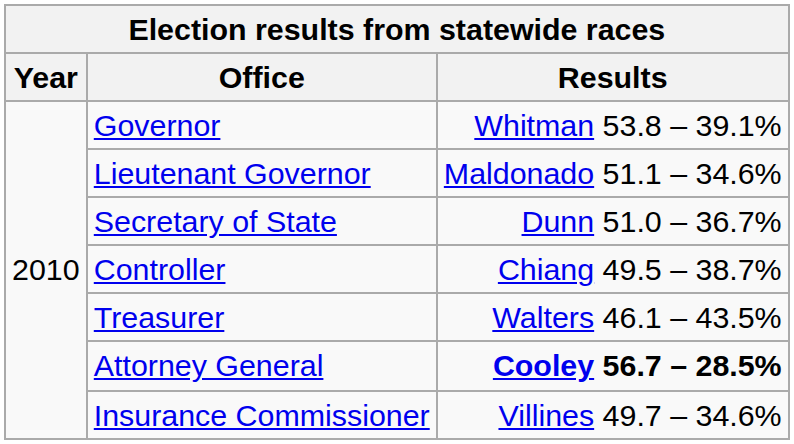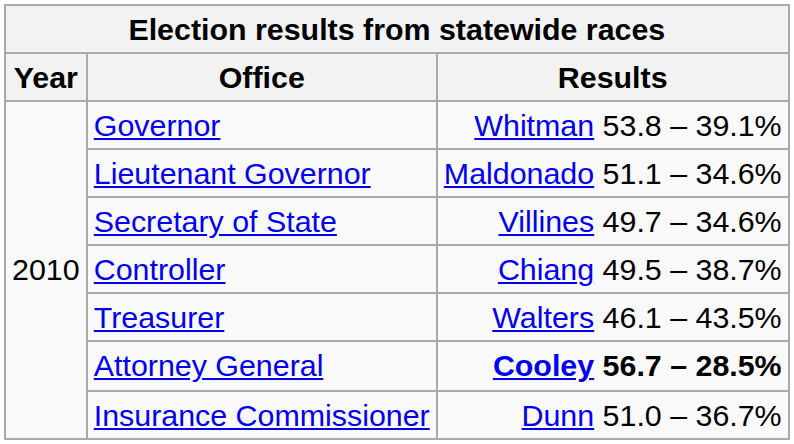(652, 222) Dunn 51.0 – 36.7% -> (640, 222) Villines 49.7 – 34.6%
(640, 414) Villines 49.7 – 34.6% -> (652, 414) Dunn 51.0 – 36.7%
